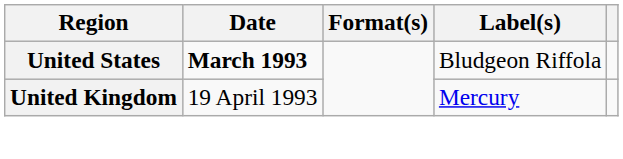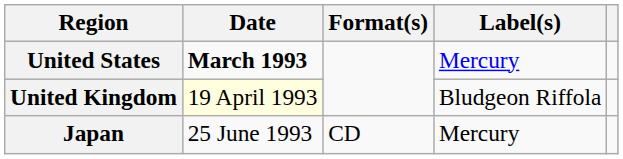(520, 60) Bludgeon Riffola -> (479, 60) Mercury
(253, 97) no background -> (253, 97) lightyellow background
(479, 97) Mercury -> (520, 97) Bludgeon Riffola
+ row: (94, 134)
